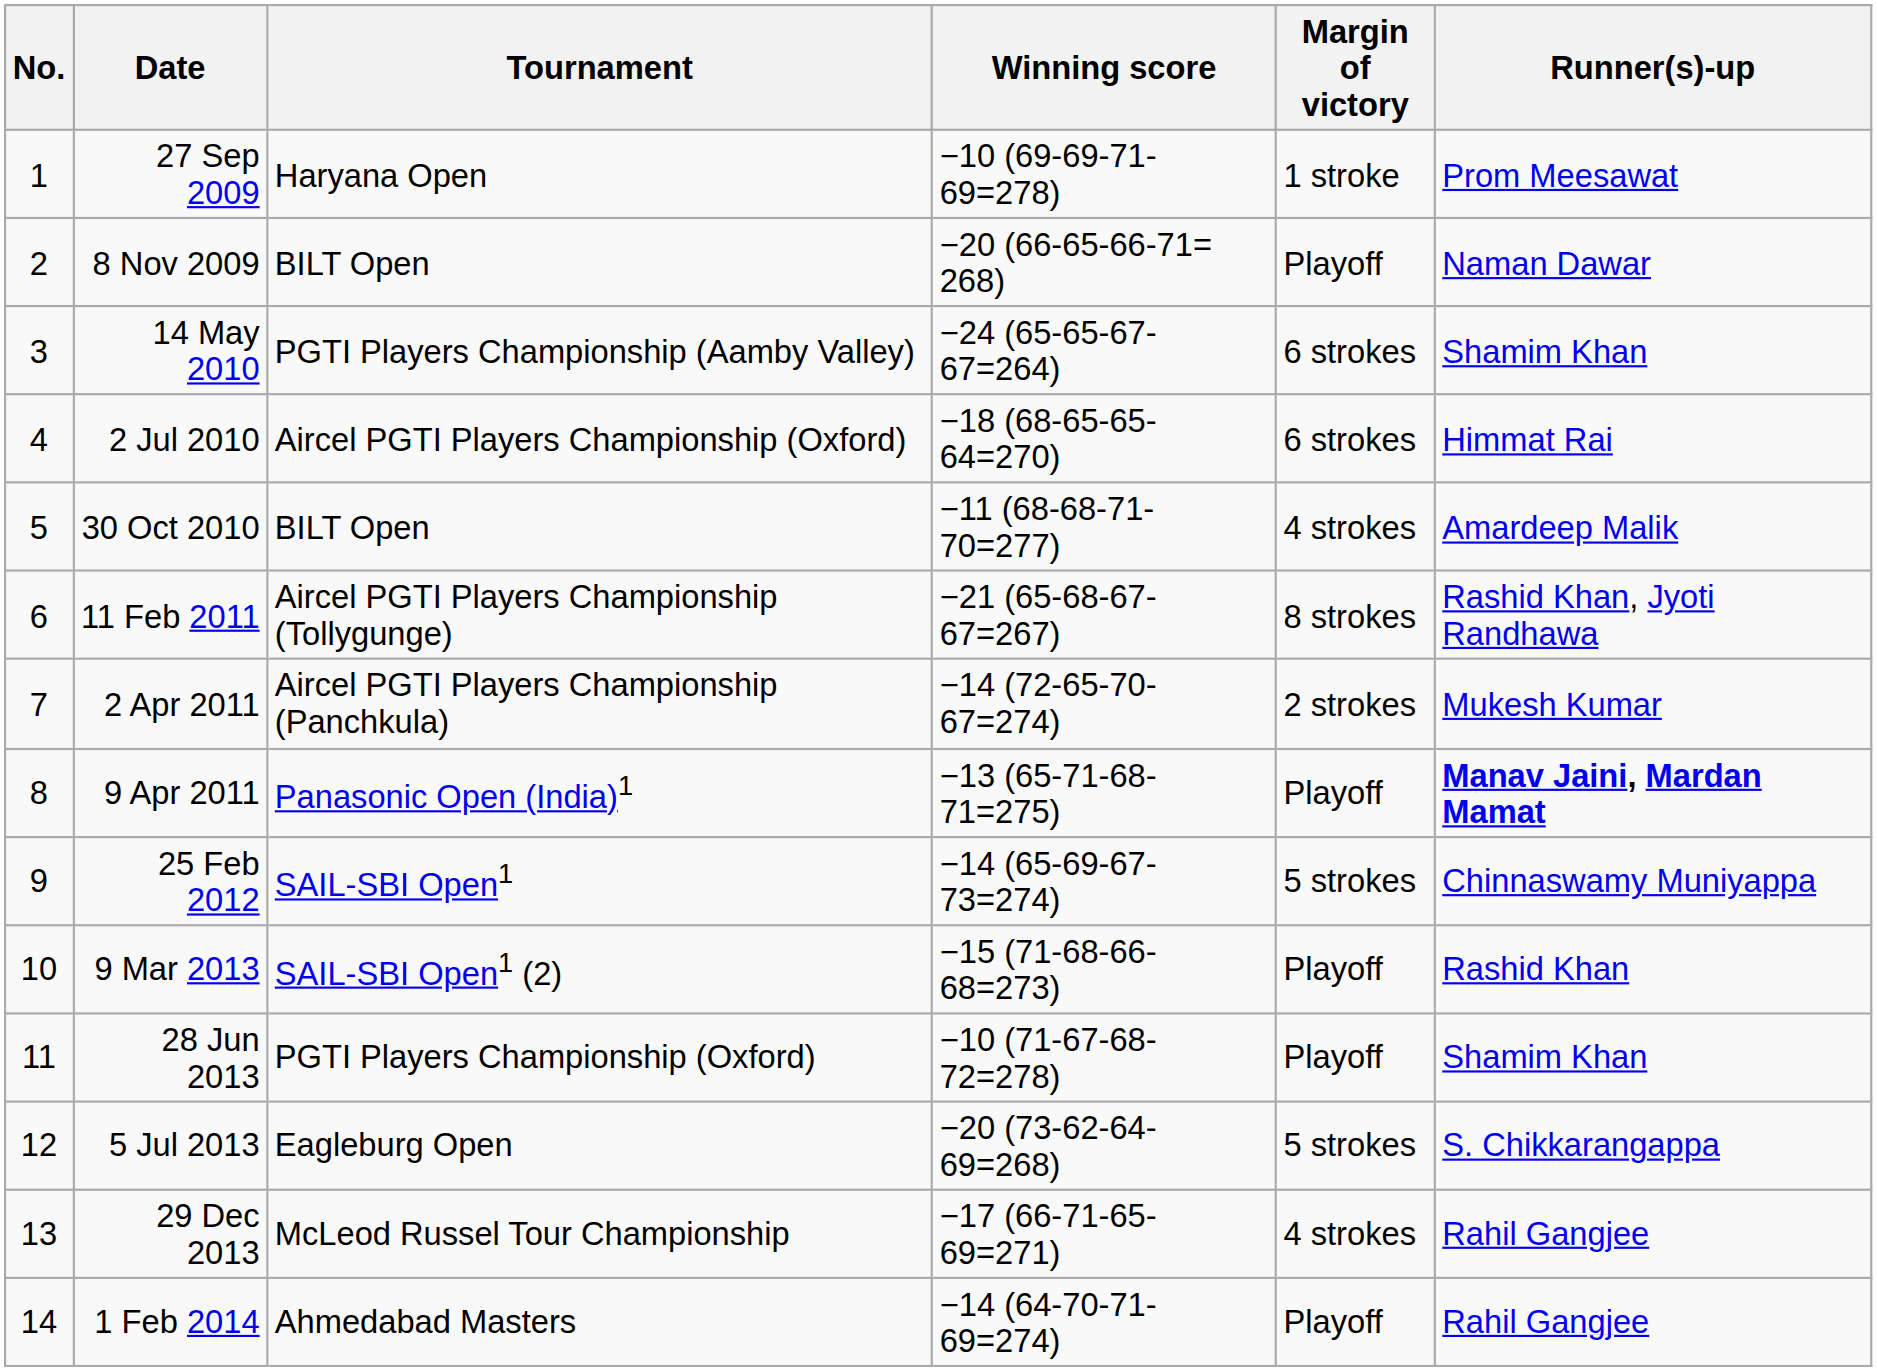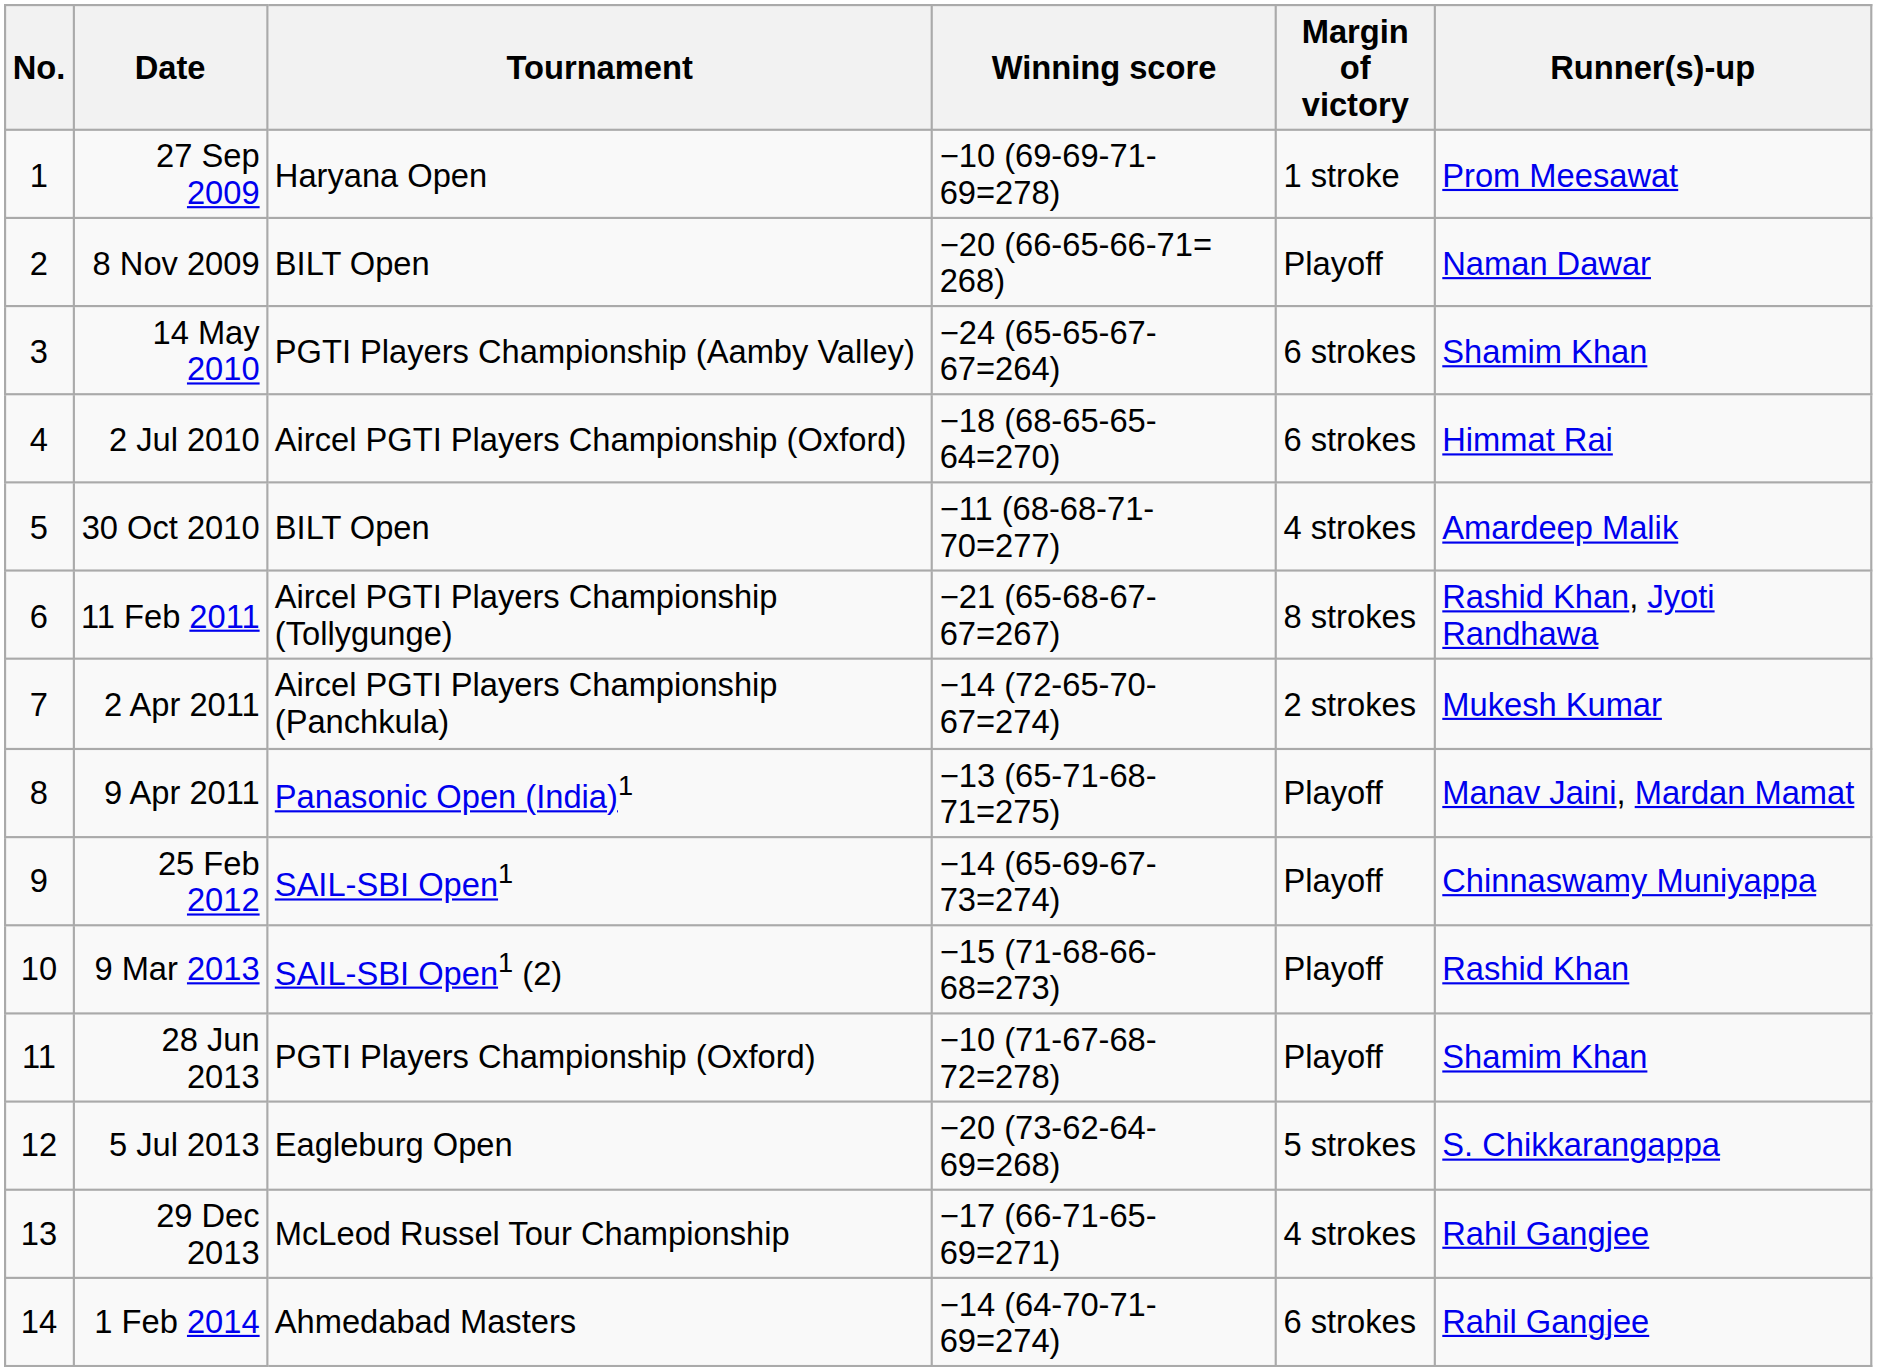(1602, 792) bold -> (1648, 792) normal
(1350, 881) 5 strokes -> (1333, 881) Playoff
(1333, 1322) Playoff -> (1350, 1322) 6 strokes
